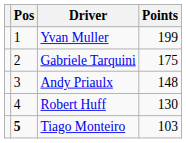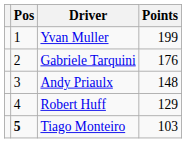(168, 60) 175 -> (168, 60) 176
(168, 105) 130 -> (168, 105) 129
